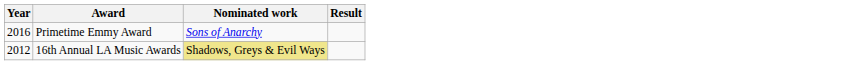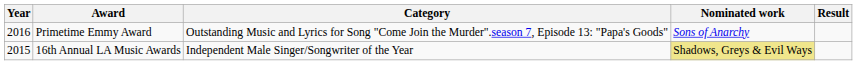+ column: (427, 13)
(19, 50) 2012 -> (19, 50) 2015
